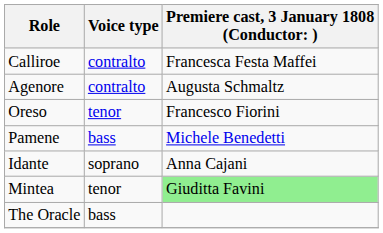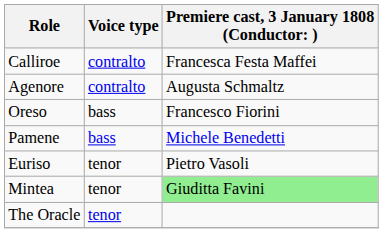(105, 112) tenor -> (102, 112) bass
- row: (28, 163)
+ row: (29, 163)
(102, 214) bass -> (105, 214) tenor
